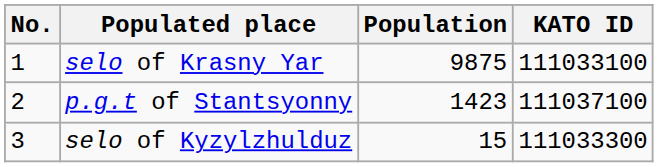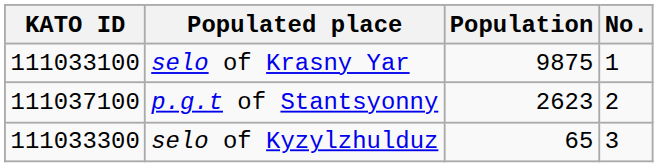columns swapped: (32, 24) <-> (583, 24)
(478, 102) 1423 -> (565, 102) 2623
(493, 141) 15 -> (579, 141) 65
